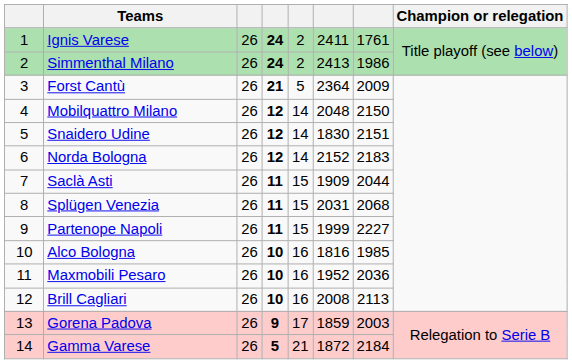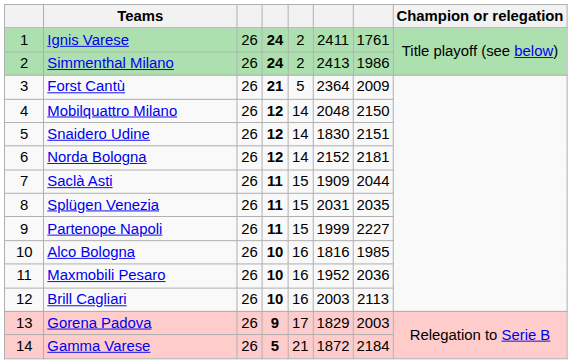(373, 157) 2183 -> (373, 157) 2181
(373, 205) 2068 -> (373, 205) 2035
(333, 299) 2008 -> (333, 299) 2003
(333, 323) 1859 -> (333, 323) 1829
